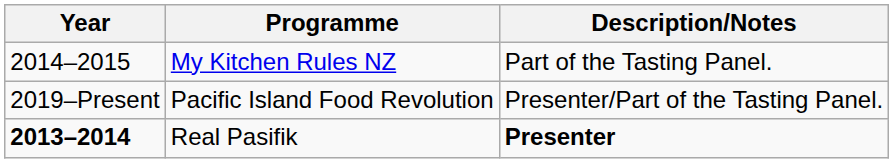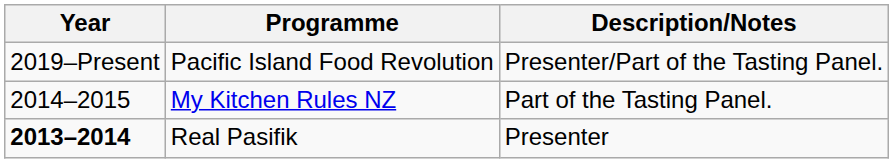rows swapped: (332, 99) <-> (284, 61)
(560, 137) bold -> (557, 137) normal
